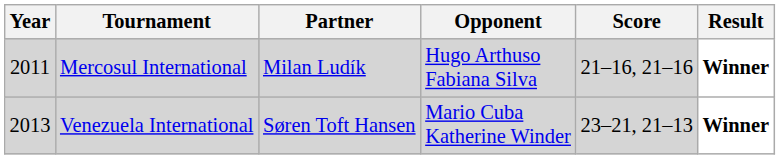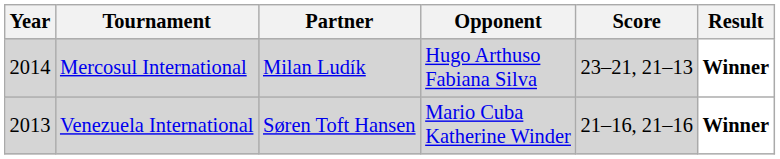(30, 67) 2011 -> (30, 67) 2014
(637, 67) 21–16, 21–16 -> (637, 67) 23–21, 21–13
(637, 125) 23–21, 21–13 -> (637, 125) 21–16, 21–16
